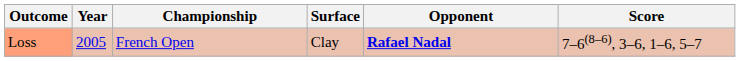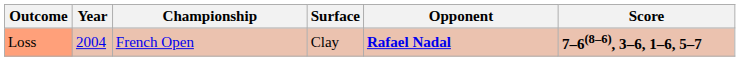(91, 42) 2005 -> (91, 42) 2004
(632, 42) normal -> (632, 42) bold
